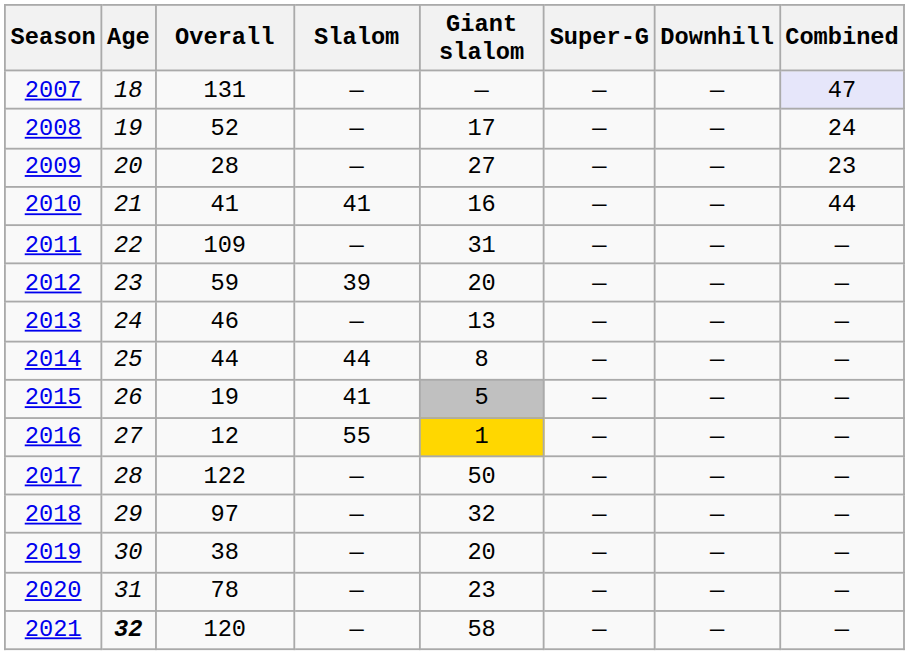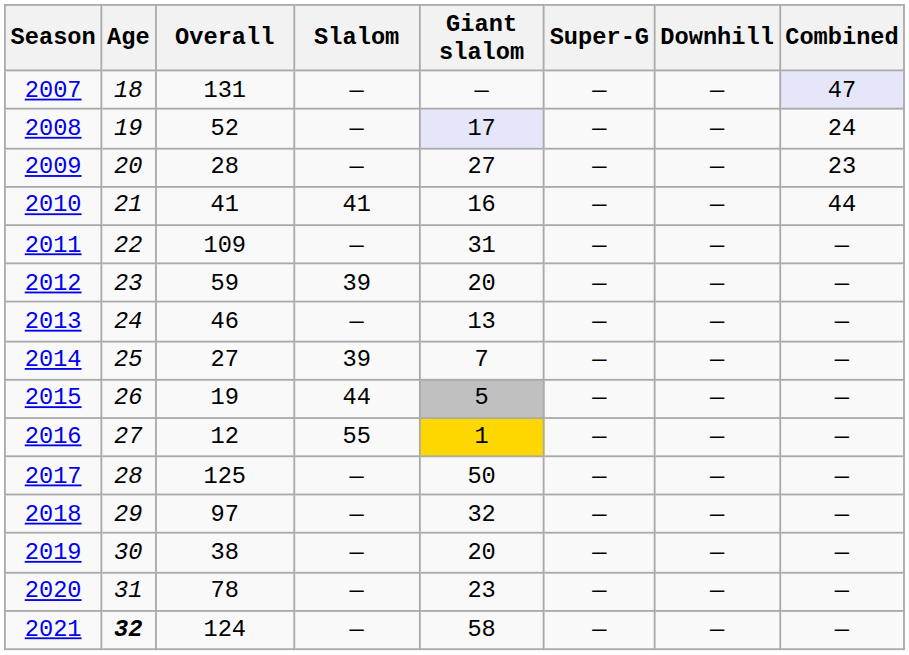(482, 129) no background -> (482, 129) lavender background
(225, 360) 44 -> (225, 360) 27
(357, 360) 44 -> (357, 360) 39
(482, 360) 8 -> (482, 360) 7
(357, 399) 41 -> (357, 399) 44
(225, 476) 122 -> (225, 476) 125
(225, 630) 120 -> (225, 630) 124
